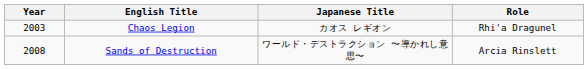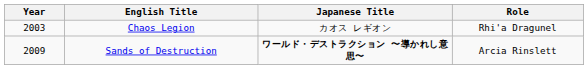(34, 50) 2008 -> (34, 50) 2009
(355, 50) normal -> (355, 50) bold
